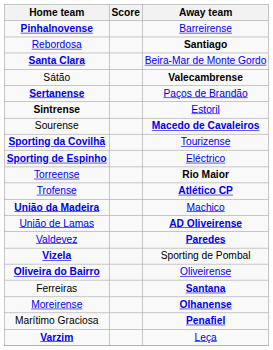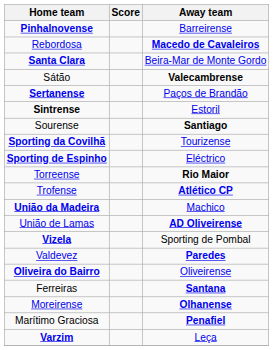(206, 45) Santiago -> (206, 45) Macedo de Cavaleiros
(206, 126) Macedo de Cavaleiros -> (206, 126) Santiago
rows swapped: (57, 239) <-> (57, 256)
